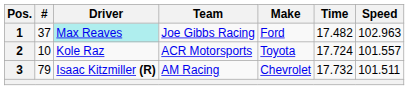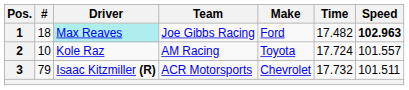(44, 33) 37 -> (44, 33) 18
(380, 33) normal -> (380, 33) bold
(207, 51) ACR Motorsports -> (190, 51) AM Racing
(190, 70) AM Racing -> (207, 70) ACR Motorsports
